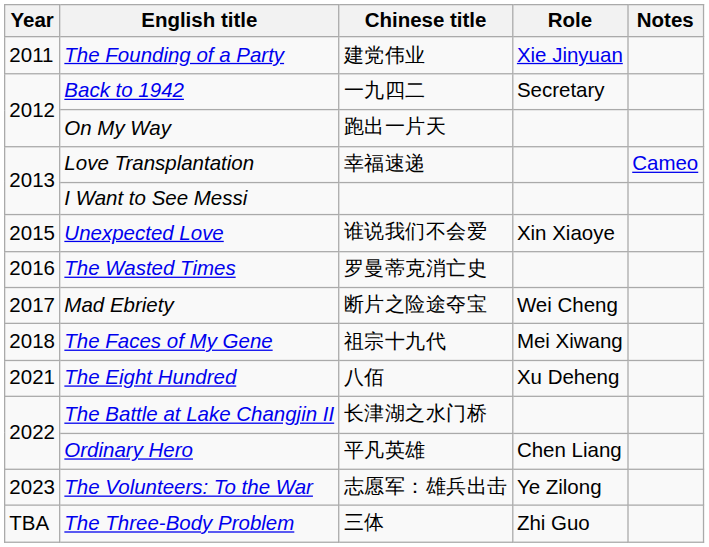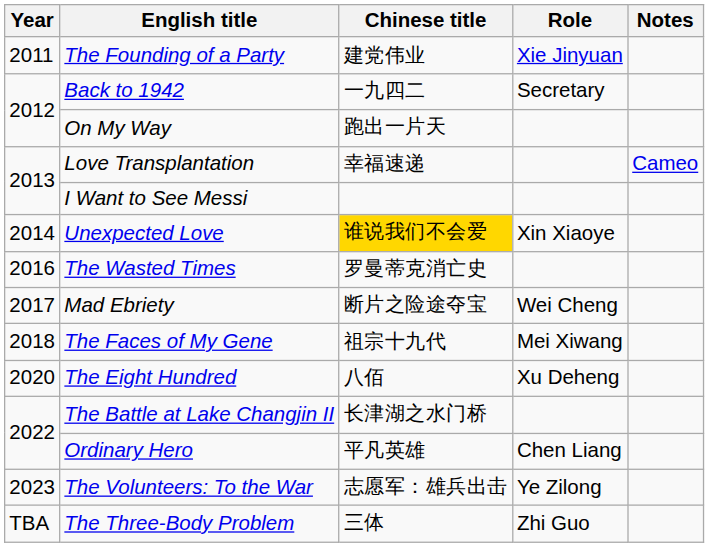(32, 232) 2015 -> (32, 232) 2014
(415, 232) no background -> (415, 232) gold background
(32, 378) 2021 -> (32, 378) 2020
